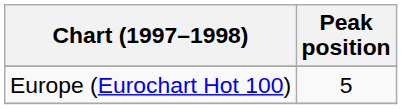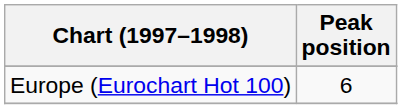(346, 84) 5 -> (346, 84) 6
